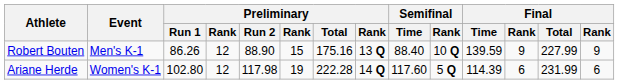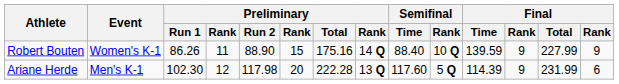(117, 51) Men's K-1 -> (125, 51) Women's K-1
(222, 51) 12 -> (222, 51) 11
(372, 51) 13 Q -> (372, 51) 14 Q
(125, 70) Women's K-1 -> (117, 70) Men's K-1
(185, 70) 102.80 -> (185, 70) 102.30
(297, 70) 19 -> (297, 70) 20
(372, 70) 14 Q -> (372, 70) 13 Q
(522, 70) 6 -> (522, 70) 9
